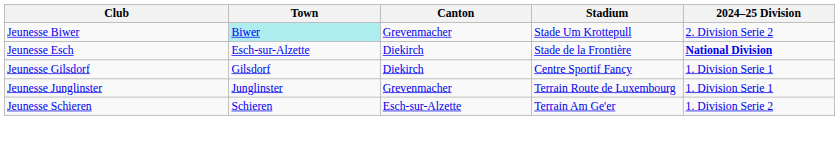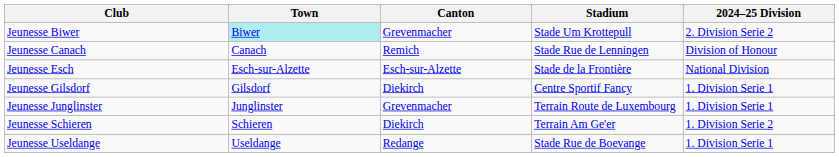+ row: (46, 50)
(403, 50) Diekirch -> (422, 69) Esch-sur-Alzette
(729, 50) bold -> (727, 69) normal
(422, 106) Esch-sur-Alzette -> (403, 124) Diekirch
+ row: (54, 143)
